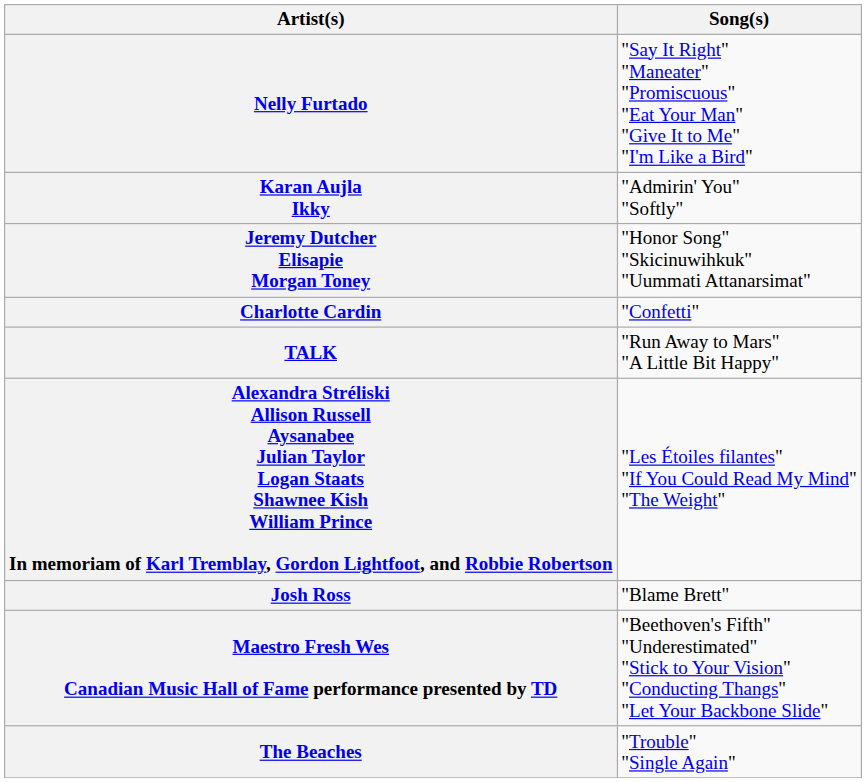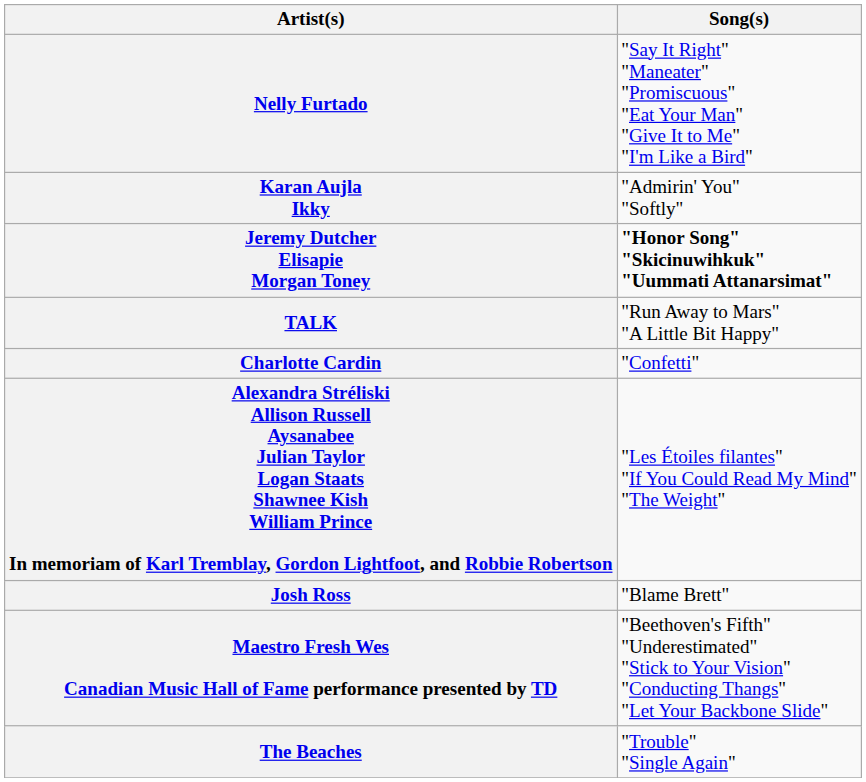(716, 260) normal -> (727, 260) bold
rows swapped: (311, 352) <-> (311, 311)
